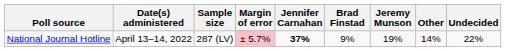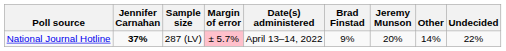columns swapped: (153, 18) <-> (300, 18)
(393, 39) 19% -> (393, 39) 20%
